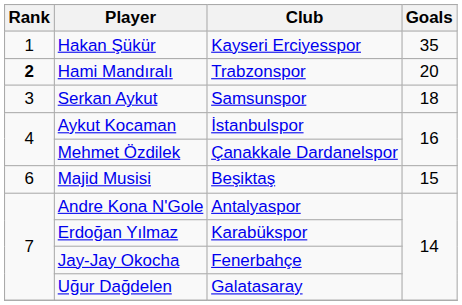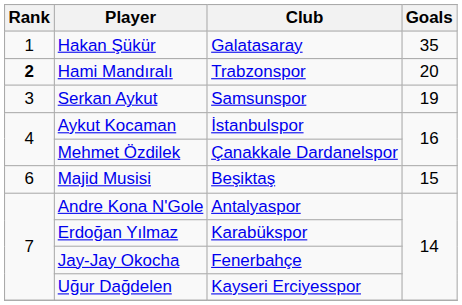(286, 44) Kayseri Erciyesspor -> (257, 44) Galatasaray
(429, 98) 18 -> (429, 98) 19
(257, 286) Galatasaray -> (286, 286) Kayseri Erciyesspor
